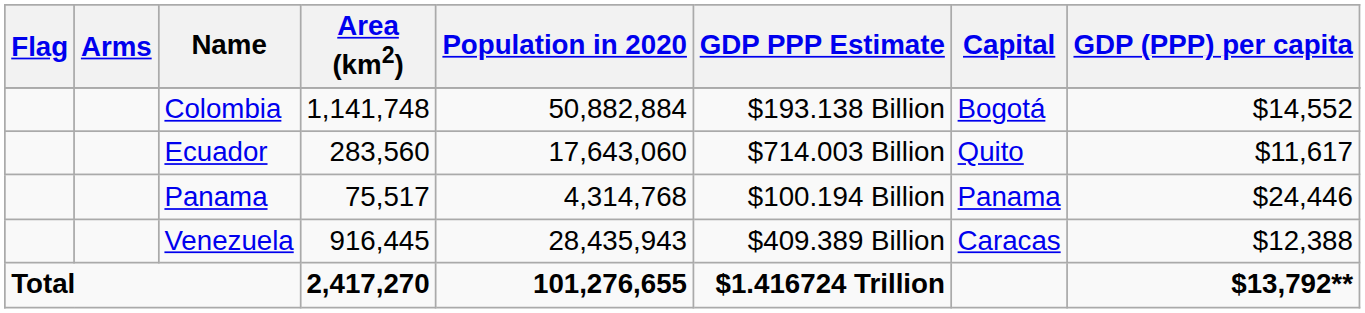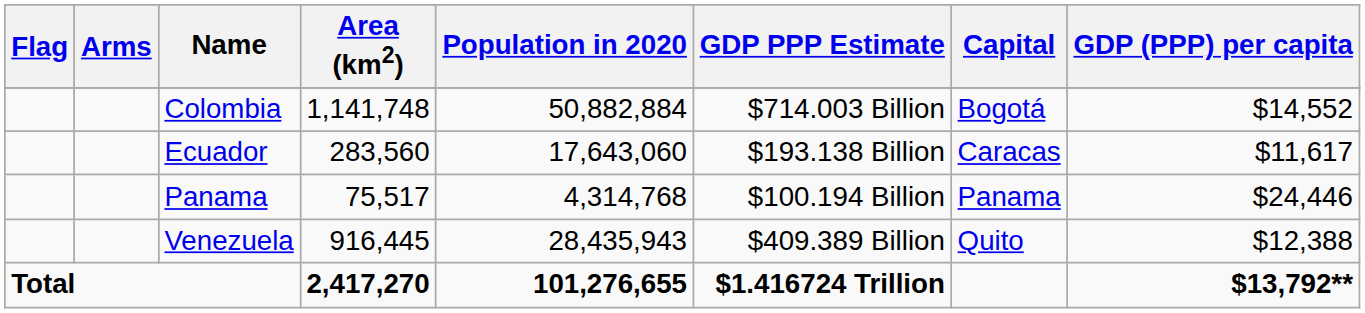(846, 108) $193.138 Billion -> (846, 108) $714.003 Billion
(846, 152) $714.003 Billion -> (846, 152) $193.138 Billion
(991, 152) Quito -> (1009, 152) Caracas
(1009, 240) Caracas -> (991, 240) Quito
